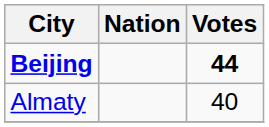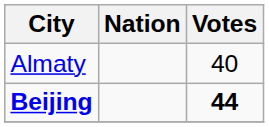rows swapped: (52, 63) <-> (48, 102)
